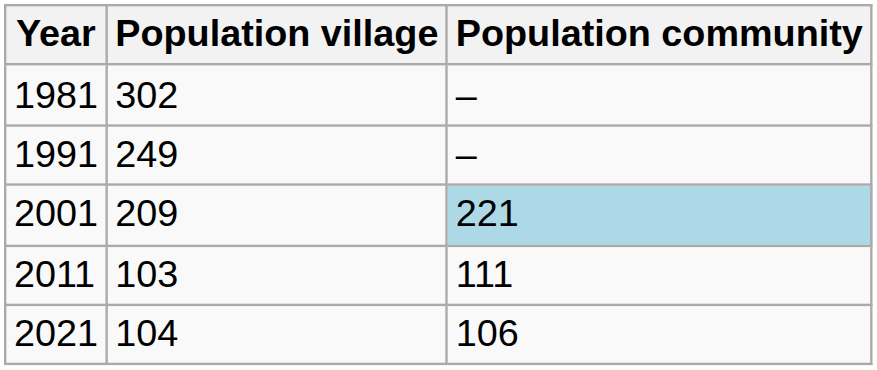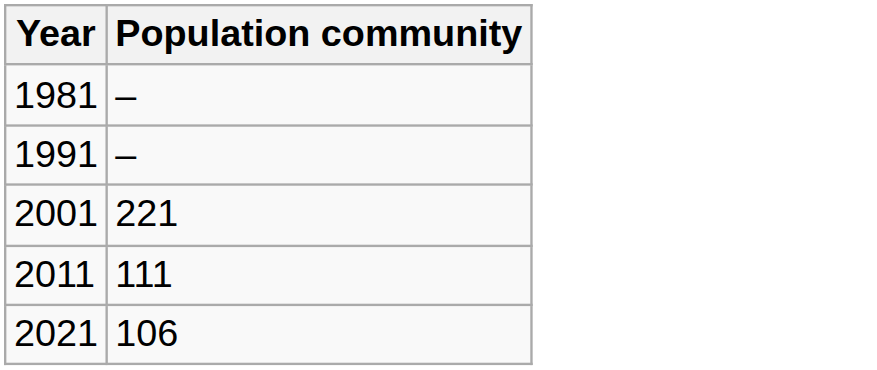- column: (277, 34)
(487, 214) lightblue background -> (147, 214) no background
